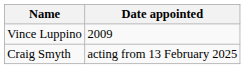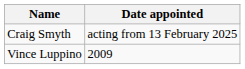rows swapped: (44, 34) <-> (39, 53)
